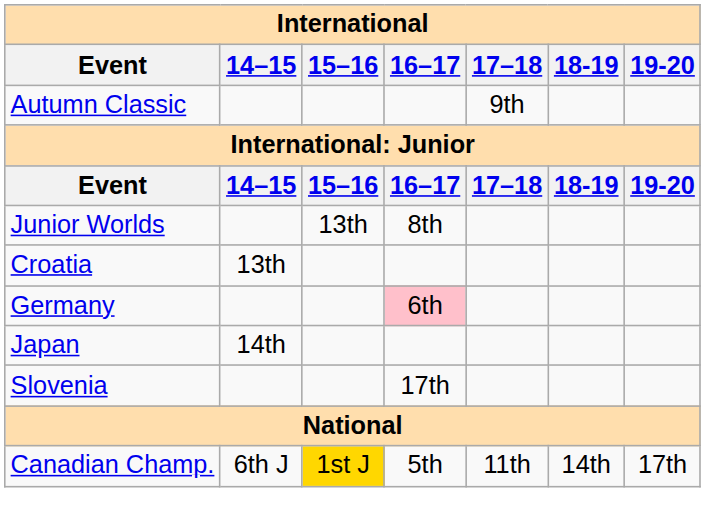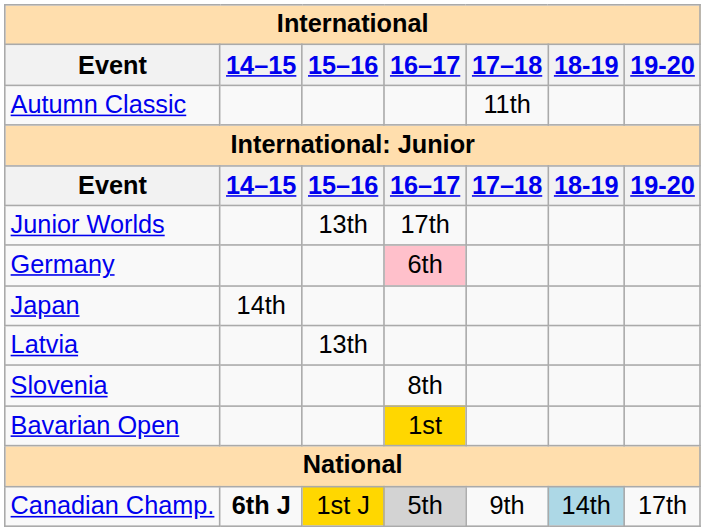(507, 104) 9th -> (507, 104) 11th
(425, 225) 8th -> (425, 225) 17th
- row: (51, 265)
+ row: (44, 345)
(425, 385) 17th -> (425, 385) 8th
+ row: (95, 425)
(261, 465) normal -> (261, 505) bold
(425, 465) no background -> (425, 505) lightgrey background
(507, 465) 11th -> (507, 505) 9th
(586, 465) no background -> (586, 505) lightblue background
